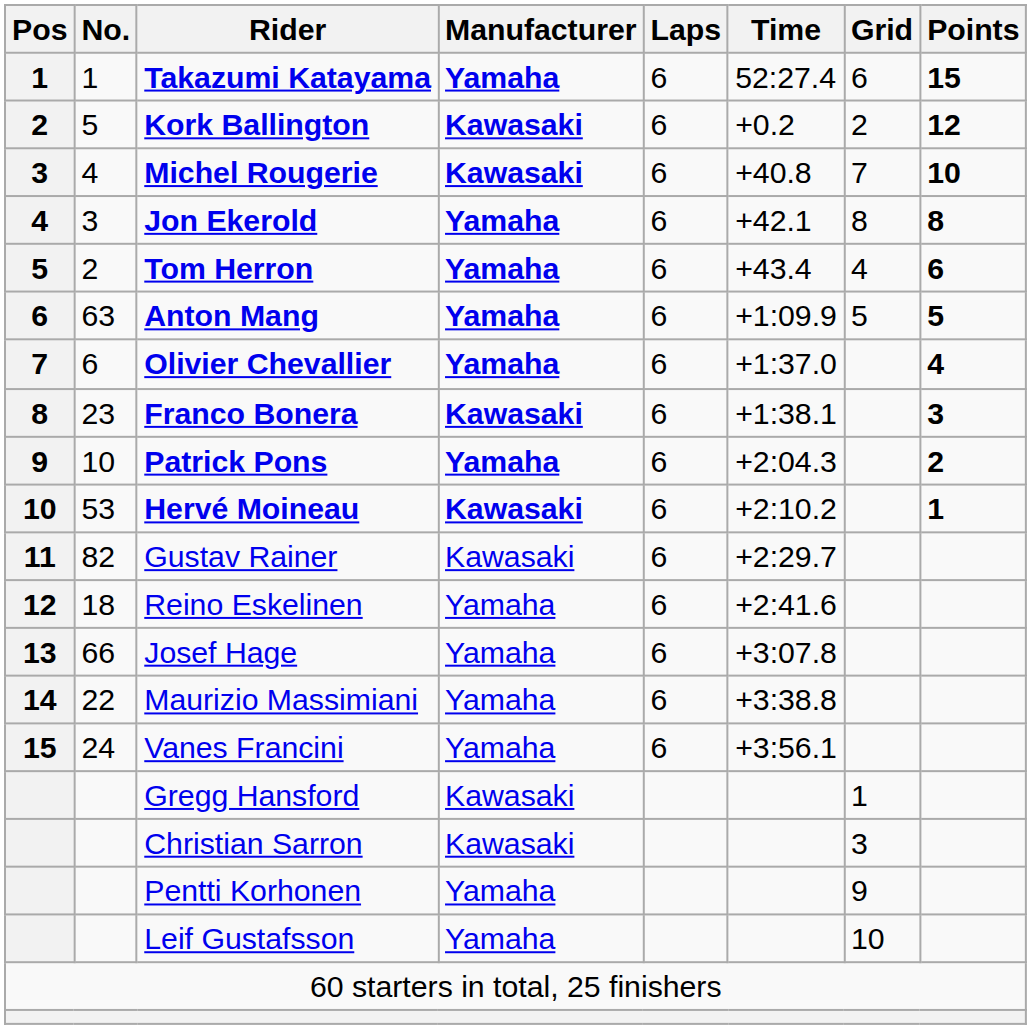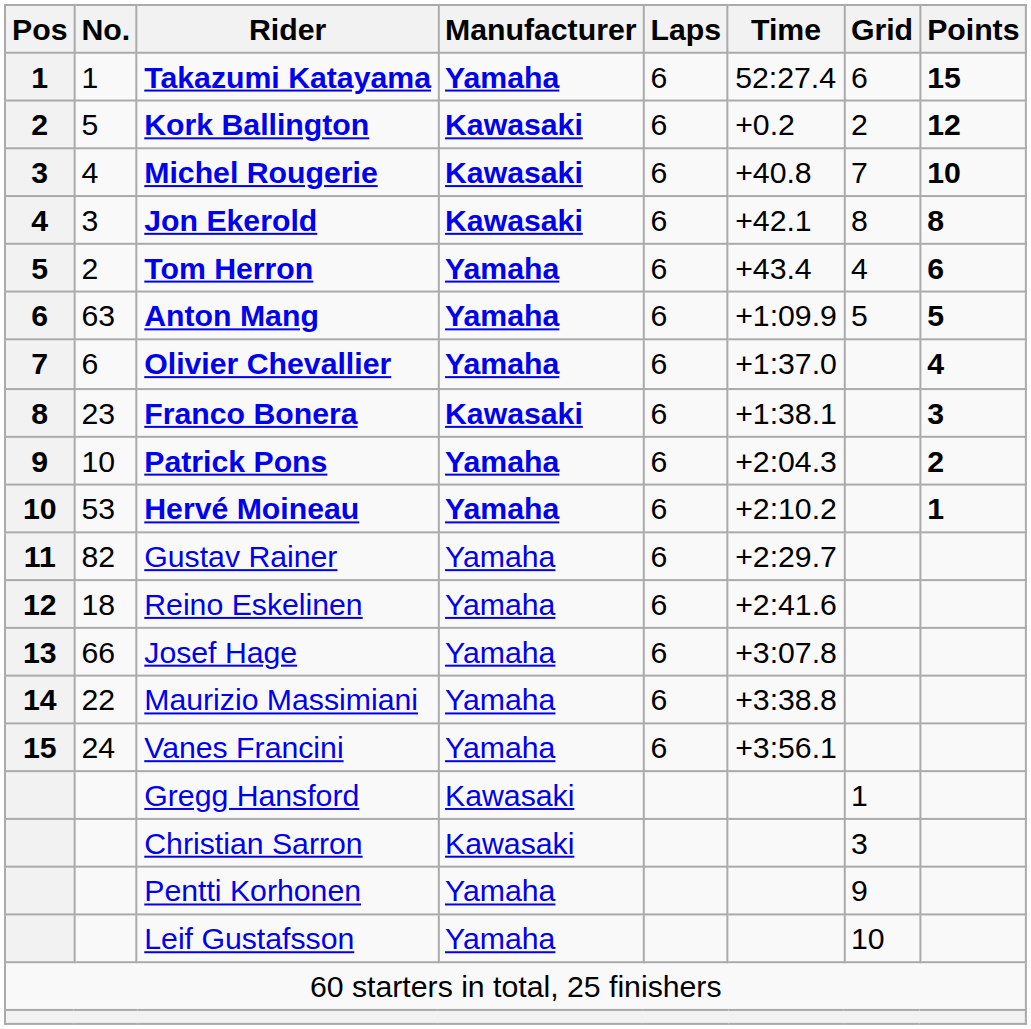(502, 221) Yamaha -> (514, 221) Kawasaki
(514, 508) Kawasaki -> (502, 508) Yamaha
(510, 556) Kawasaki -> (500, 556) Yamaha
